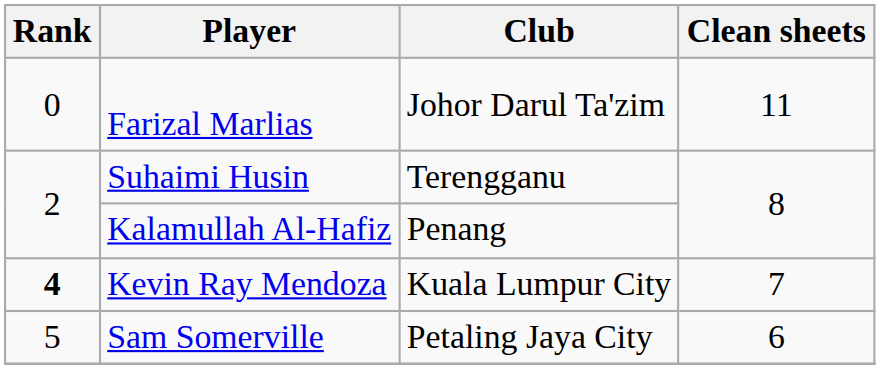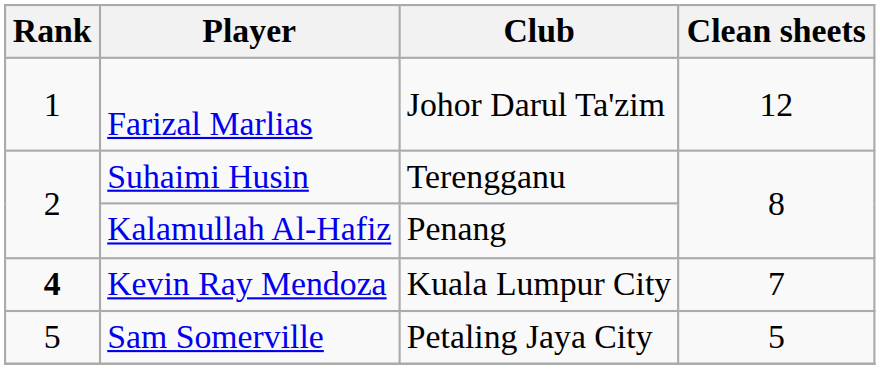(52, 103) 0 -> (52, 103) 1
(776, 103) 11 -> (776, 103) 12
(776, 336) 6 -> (776, 336) 5
